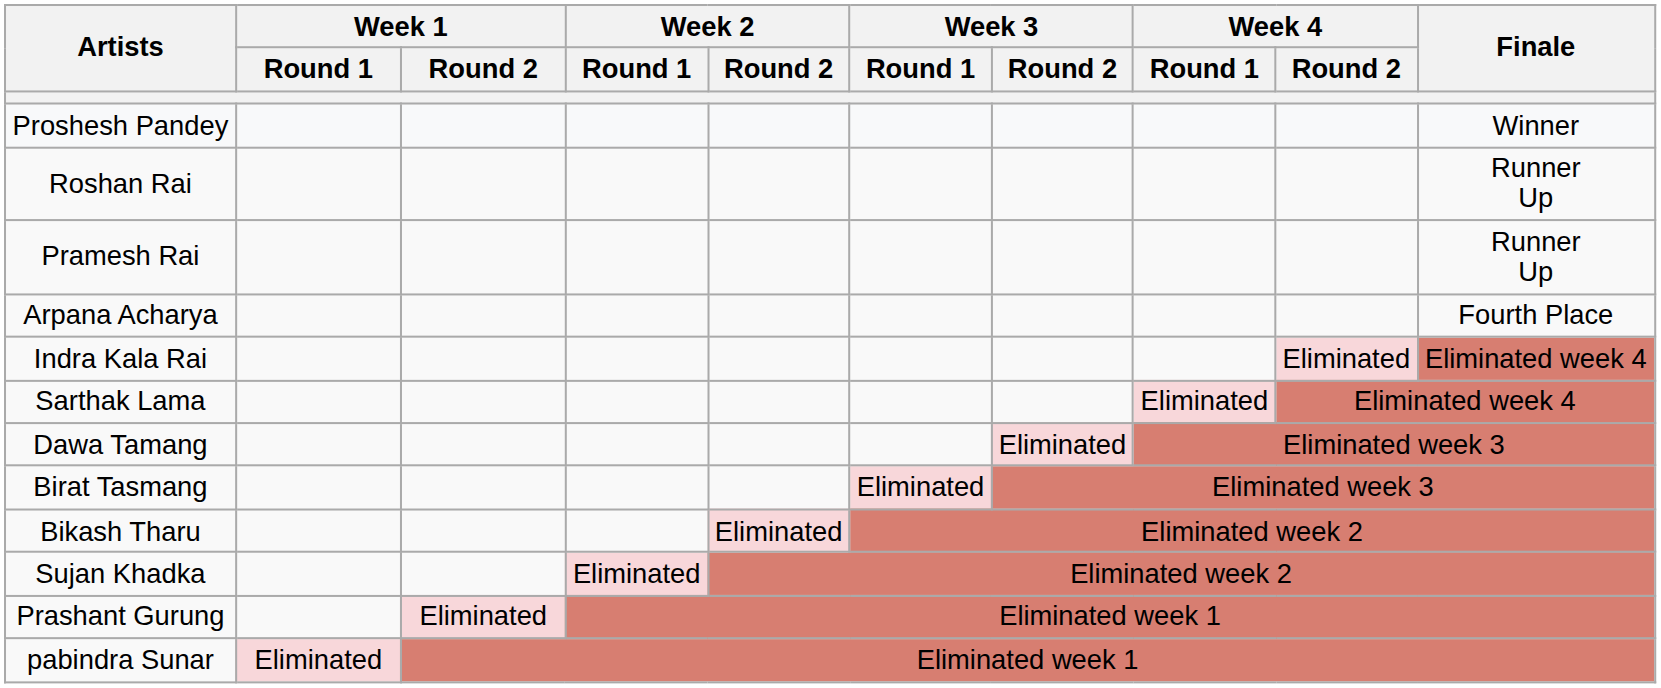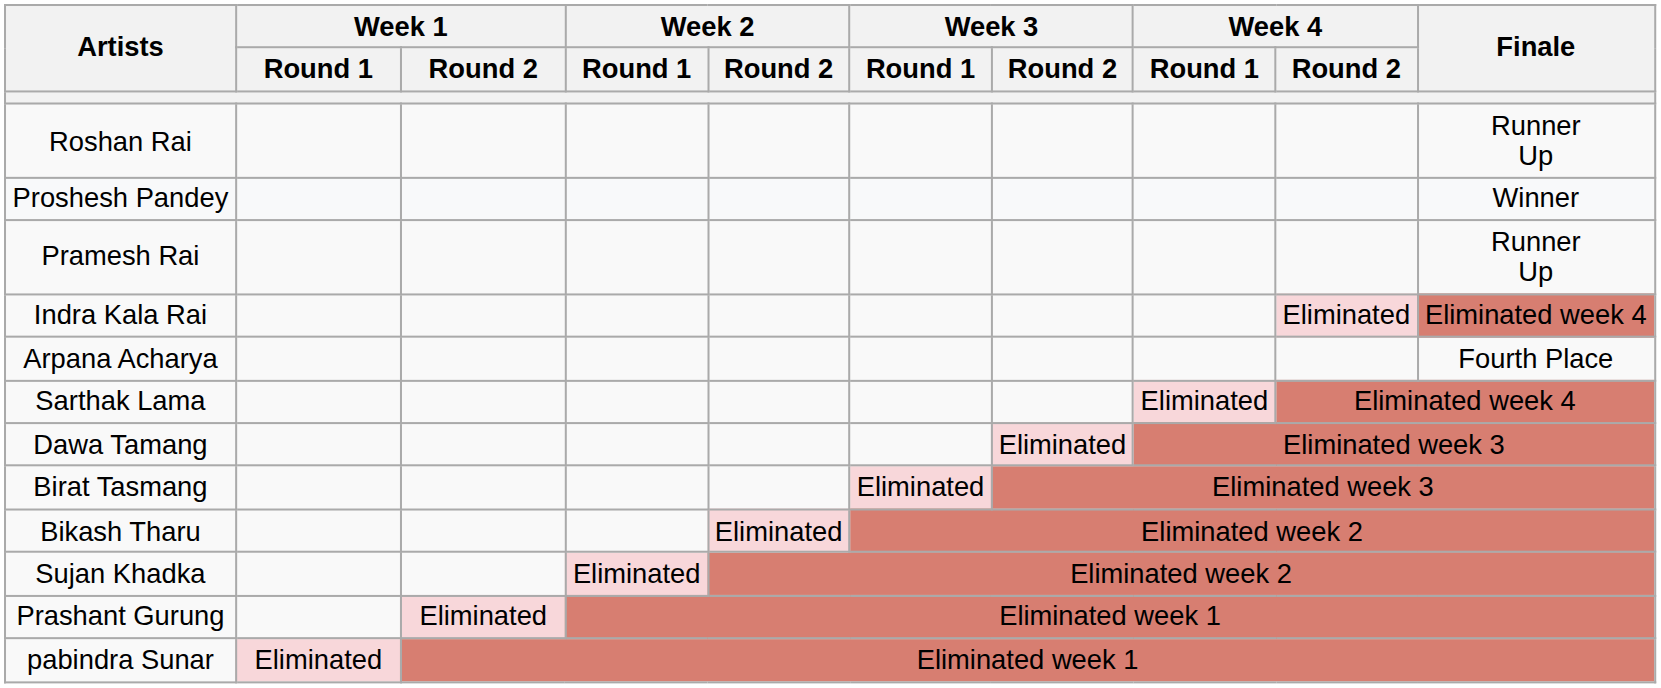rows swapped: (120, 125) <-> (120, 183)
rows swapped: (120, 315) <-> (120, 358)
